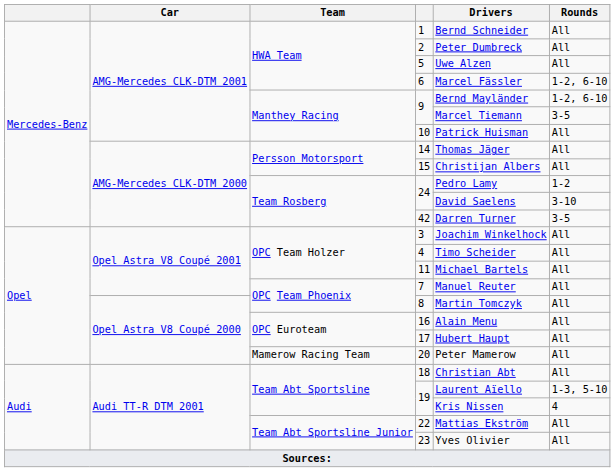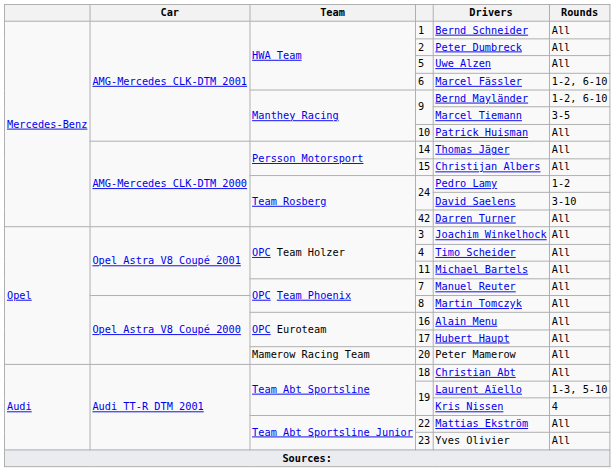(561, 218) 3-5 -> (561, 218) All
